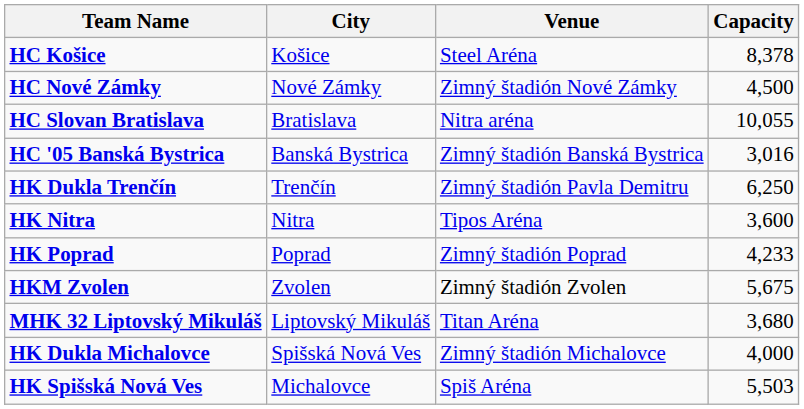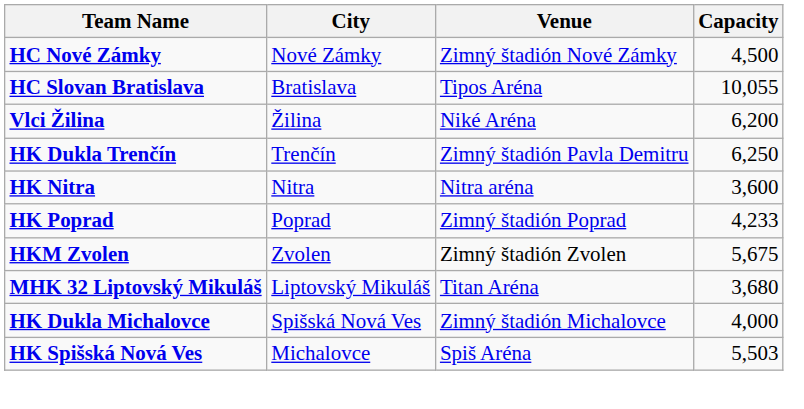- row: (58, 54)
(487, 120) Nitra aréna -> (491, 87) Tipos Aréna
- row: (117, 154)
+ row: (57, 120)
(491, 220) Tipos Aréna -> (487, 187) Nitra aréna
